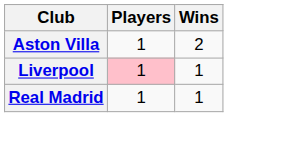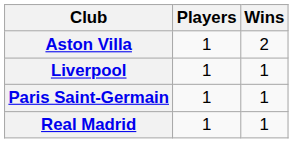(141, 71) pink background -> (207, 71) no background
+ row: (89, 97)
